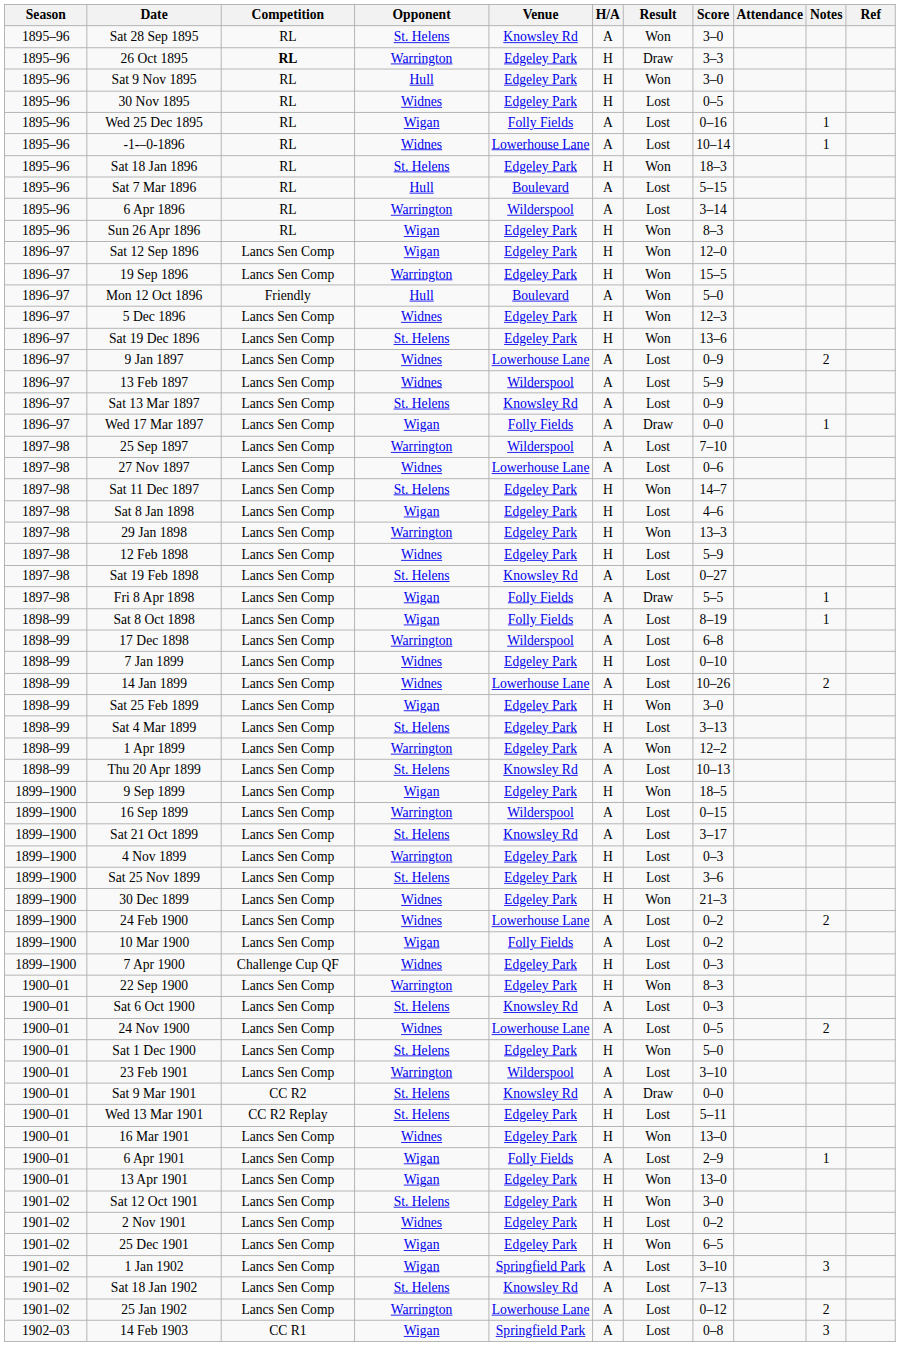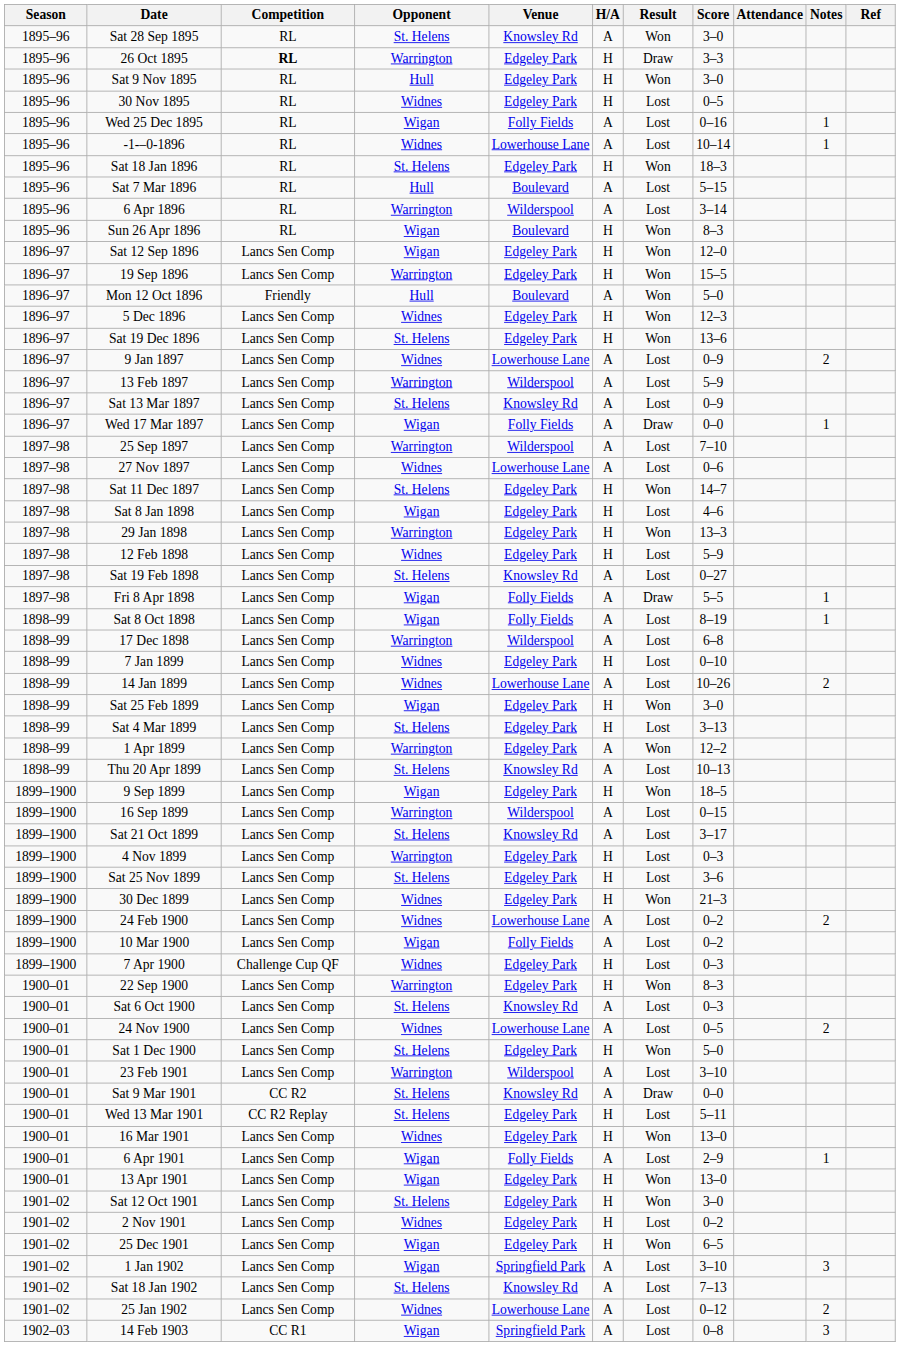(541, 230) Edgeley Park -> (541, 230) Boulevard
(422, 381) Widnes -> (422, 381) Warrington
(422, 1309) Warrington -> (422, 1309) Widnes
